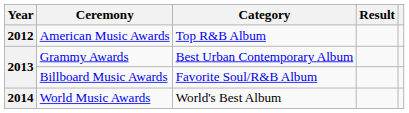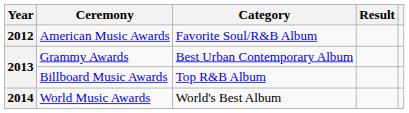(221, 35) Top R&B Album -> (246, 35) Favorite Soul/R&B Album
(246, 77) Favorite Soul/R&B Album -> (221, 77) Top R&B Album
